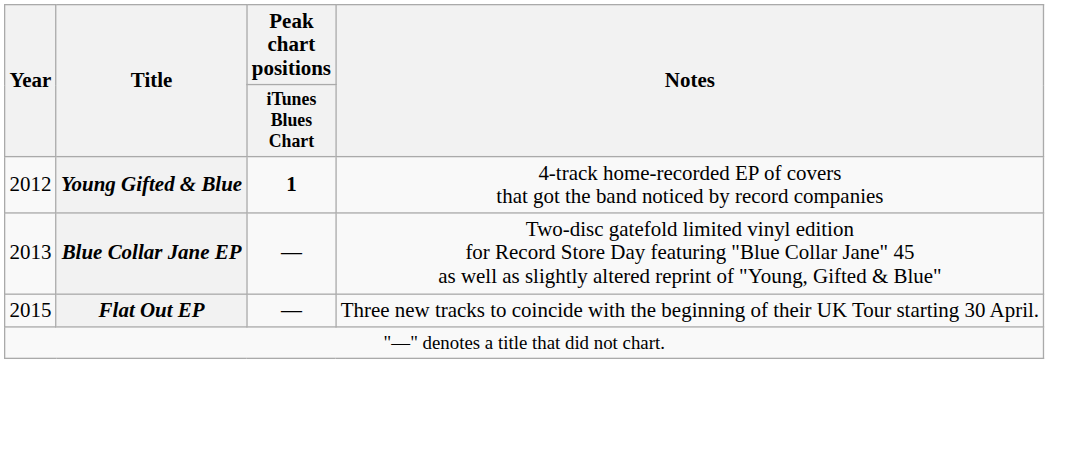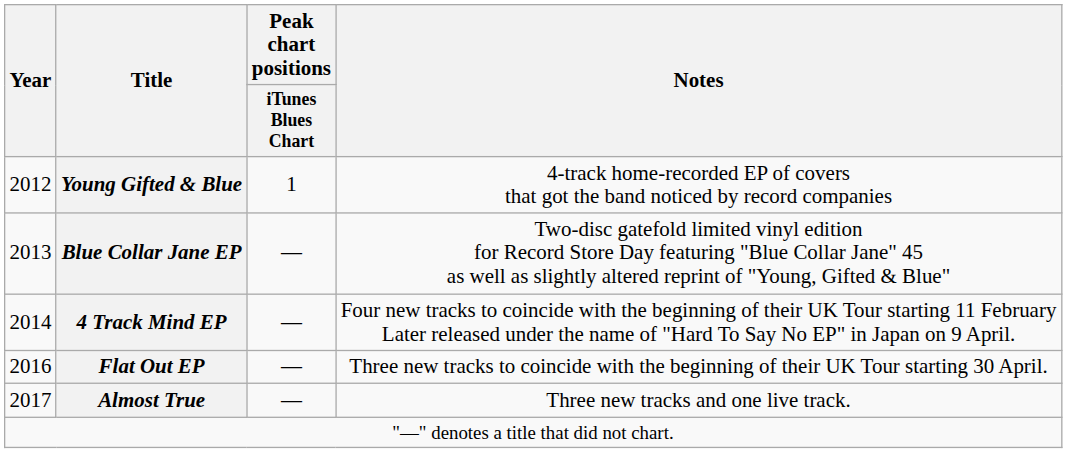(291, 184) bold -> (291, 184) normal
+ row: (152, 321)
(30, 310) 2015 -> (30, 366) 2016
+ row: (152, 400)
